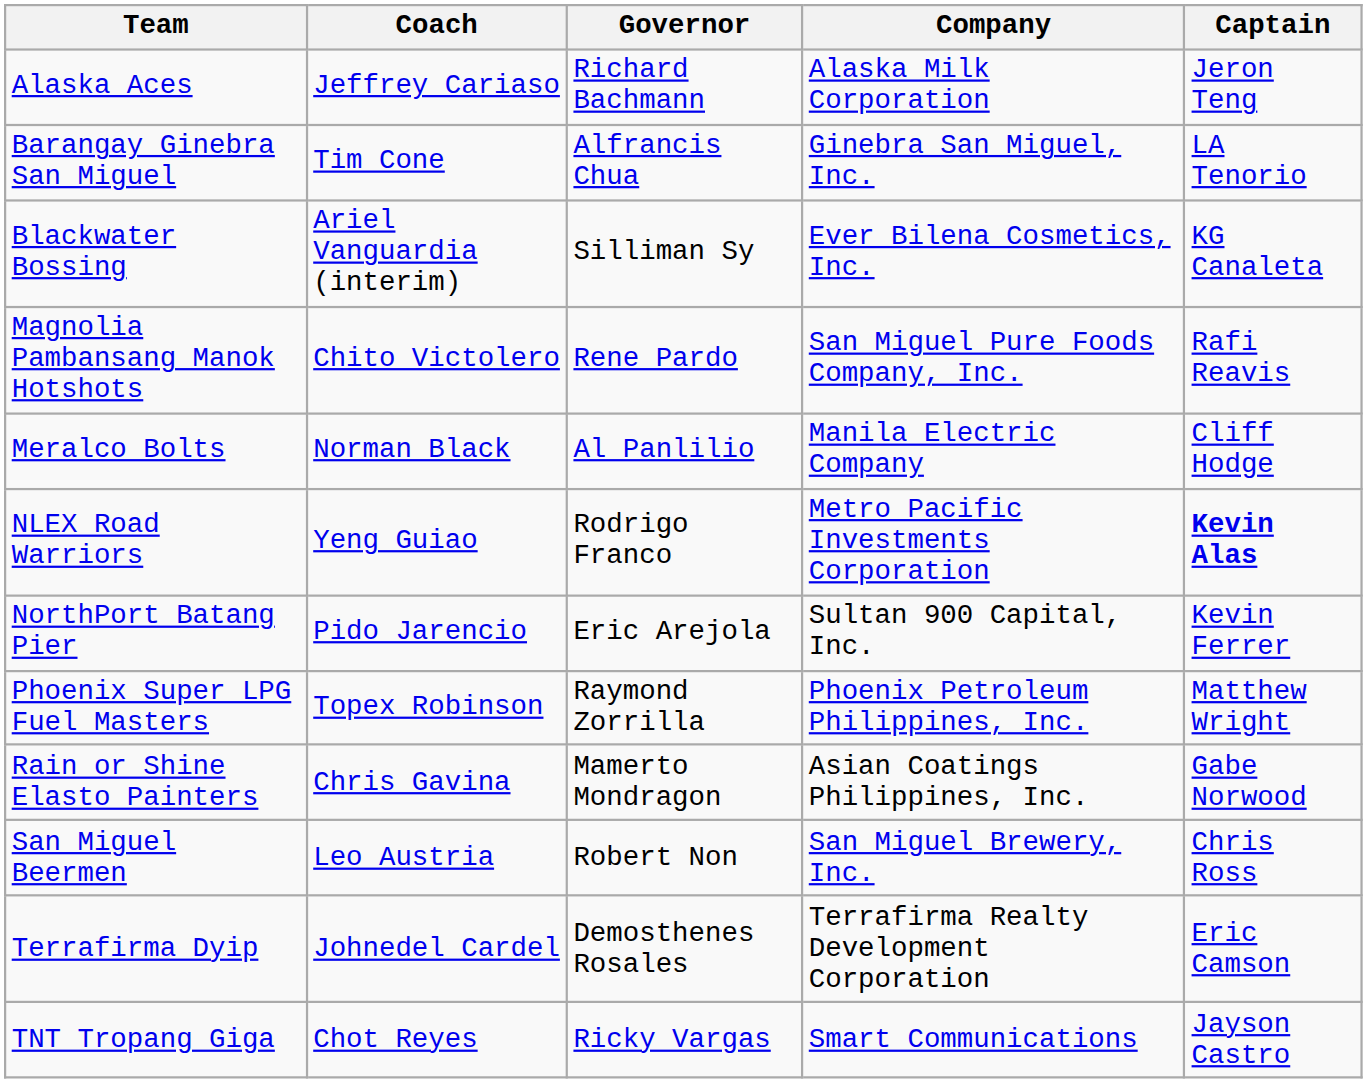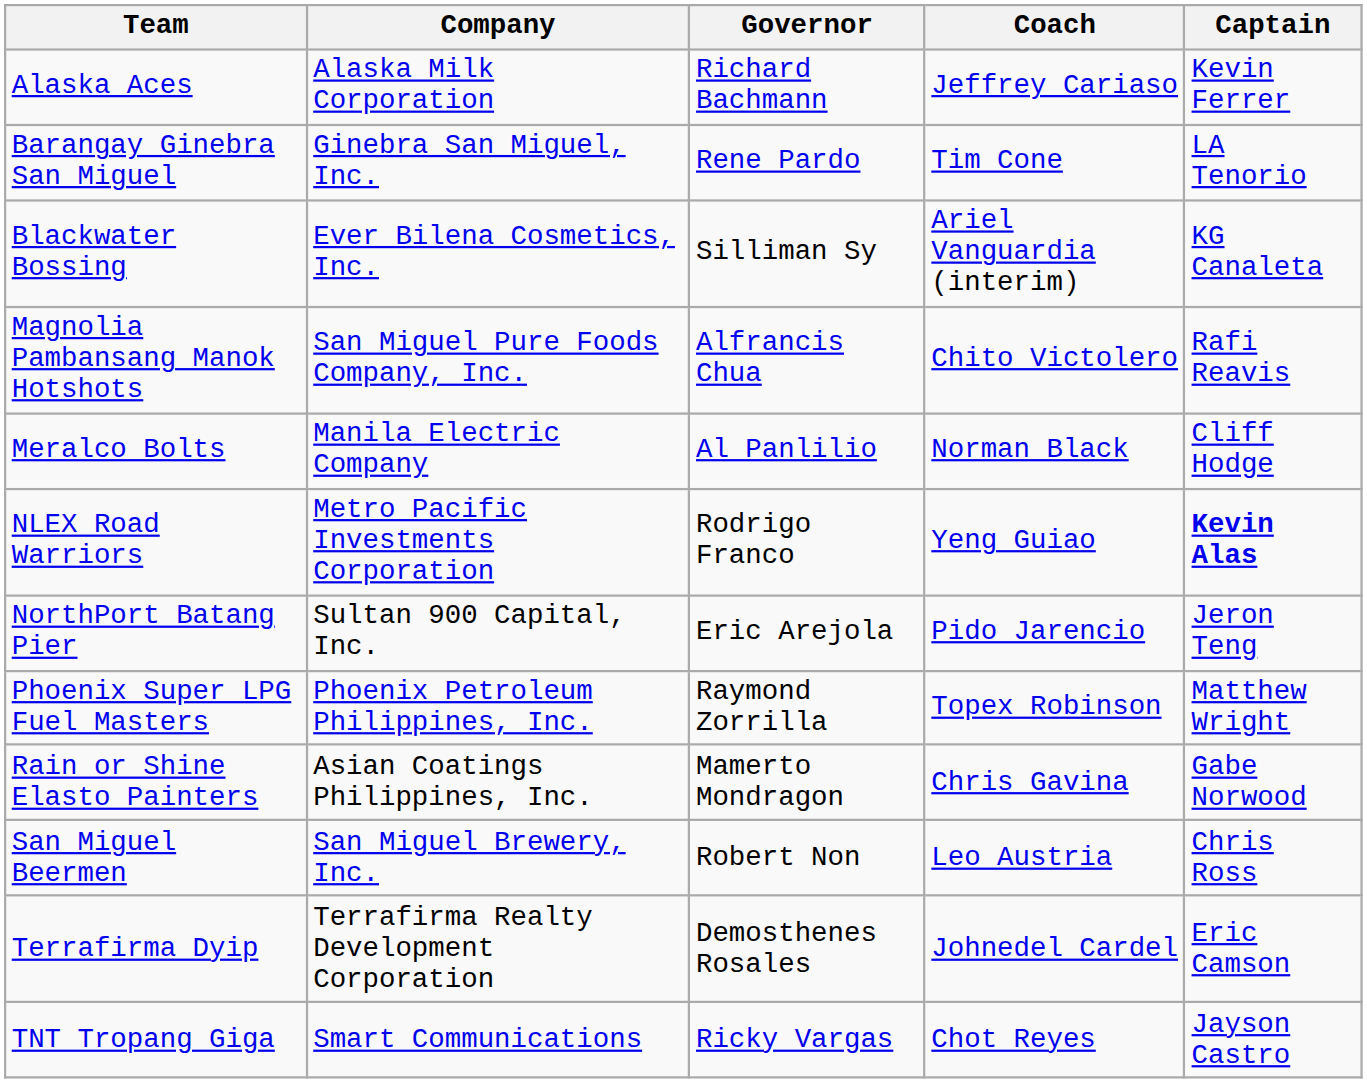columns swapped: (994, 28) <-> (437, 28)
(1233, 87) Jeron Teng -> (1241, 87) Kevin Ferrer
(647, 163) Alfrancis Chua -> (778, 163) Rene Pardo
(656, 360) Rene Pardo -> (770, 360) Alfrancis Chua
(1241, 633) Kevin Ferrer -> (1233, 633) Jeron Teng
